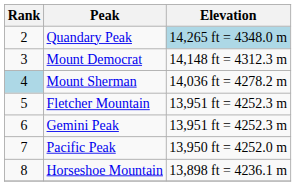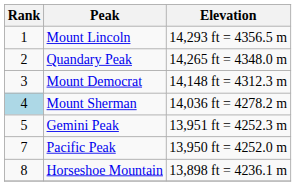+ row: (89, 37)
(228, 37) lightblue background -> (228, 59) no background
- row: (98, 103)
(24, 125) 6 -> (24, 125) 5
